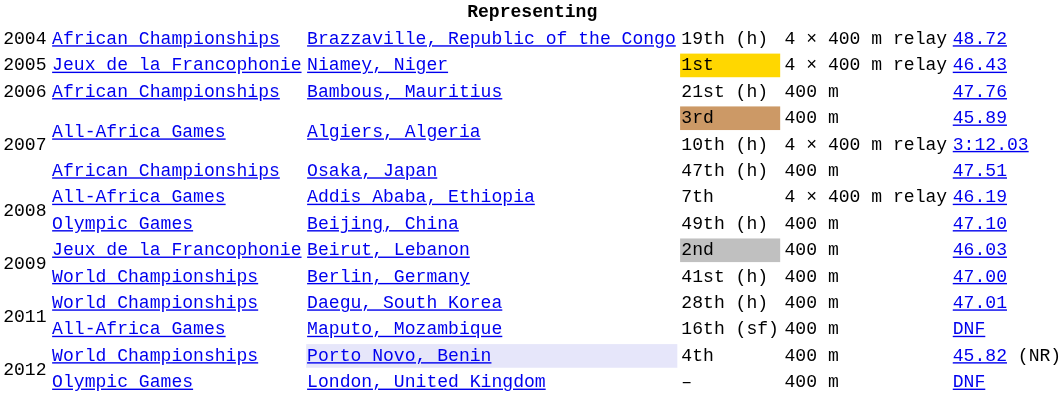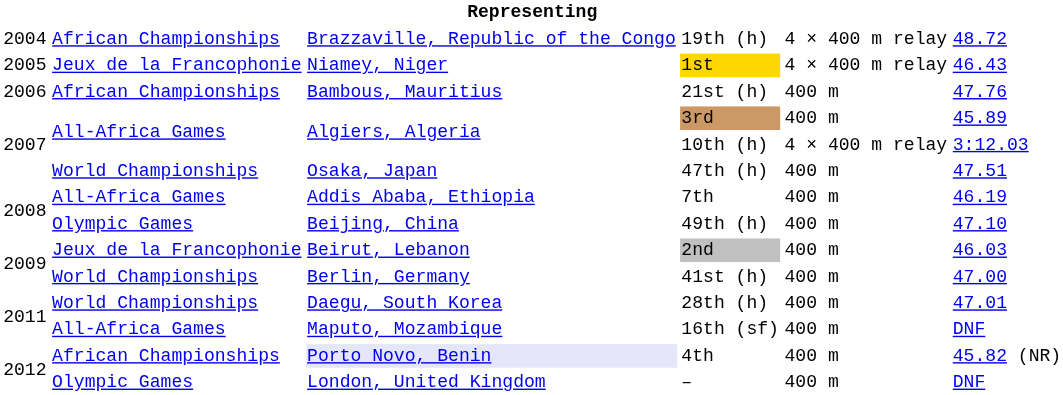(166, 171) African Championships -> (155, 171) World Championships
(866, 197) 4 × 400 m relay -> (812, 197) 400 m
(155, 356) World Championships -> (166, 356) African Championships
